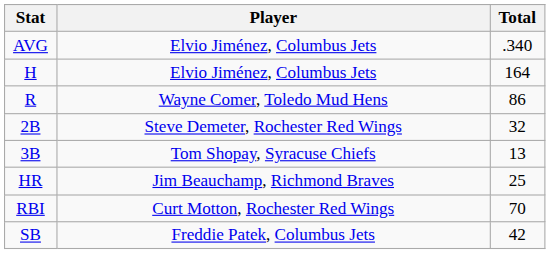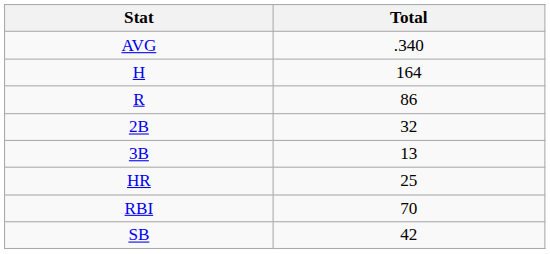- column: (273, 18)
